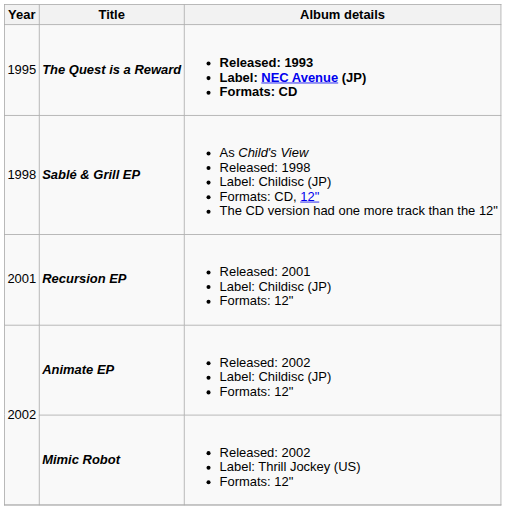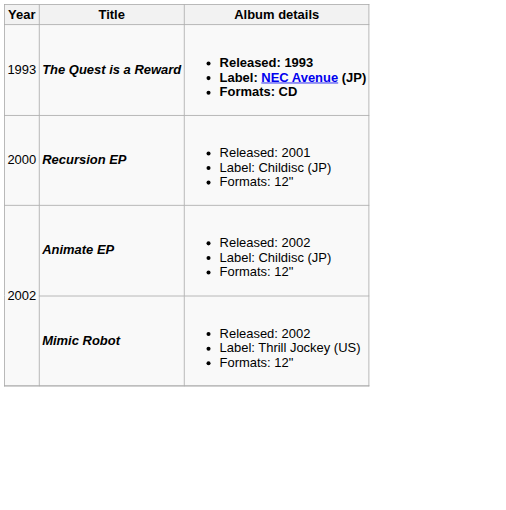(22, 70) 1995 -> (22, 70) 1993
- row: (91, 174)
(22, 279) 2001 -> (22, 160) 2000
